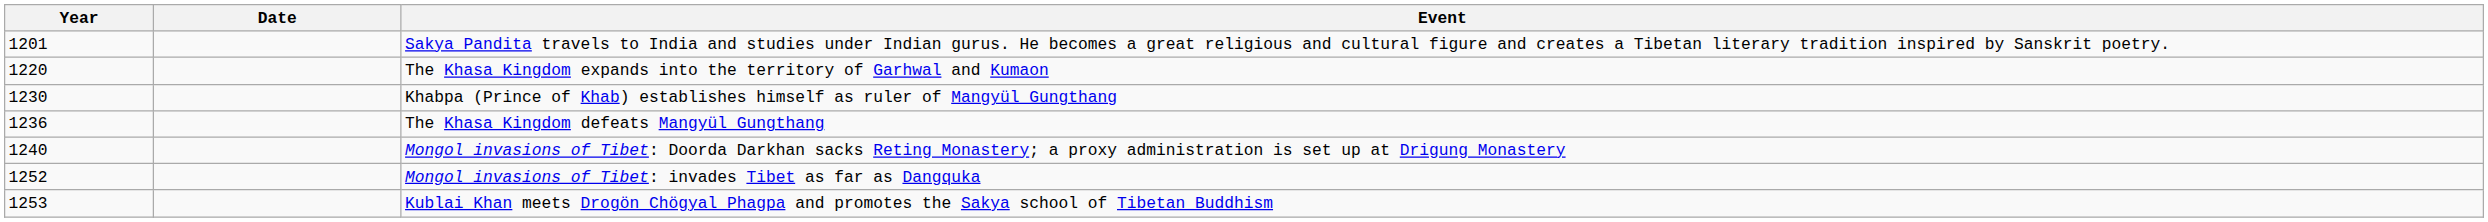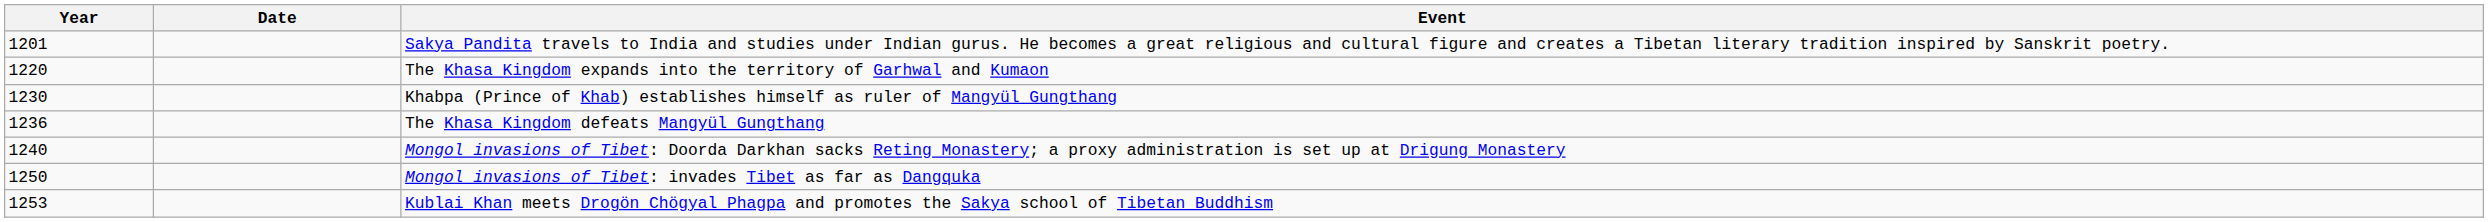(28, 177) 1252 -> (28, 177) 1250
